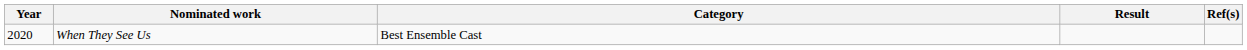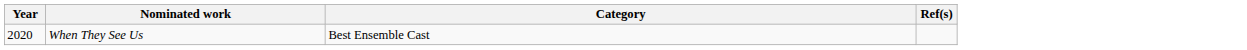- column: (1132, 14)
